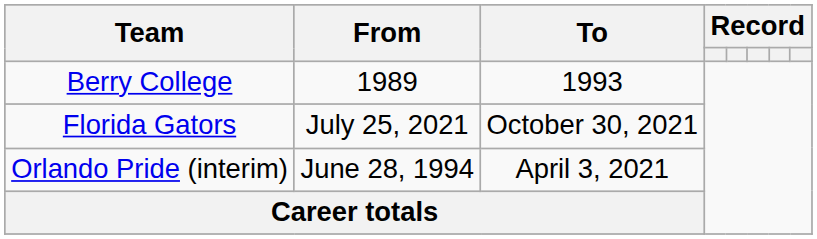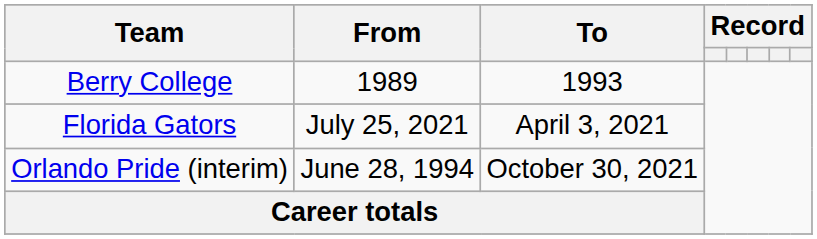(592, 125) October 30, 2021 -> (592, 125) April 3, 2021
(592, 168) April 3, 2021 -> (592, 168) October 30, 2021
